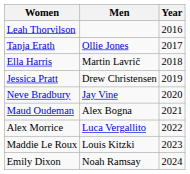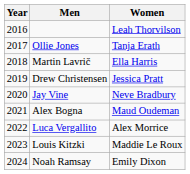columns swapped: (172, 12) <-> (42, 12)
